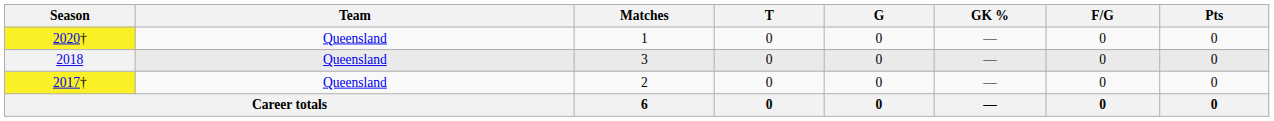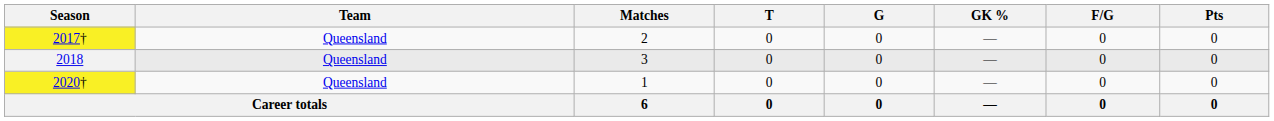rows swapped: (70, 83) <-> (70, 38)
